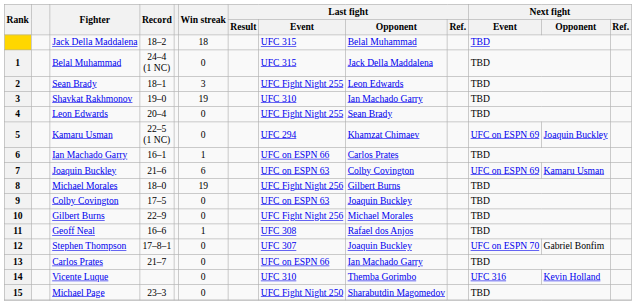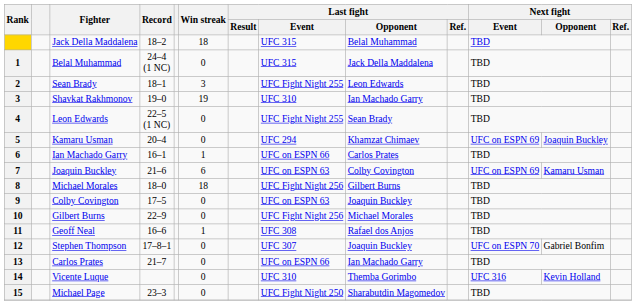(157, 114) 20–4 -> (157, 119) 22–5 (1 NC)
(157, 134) 22–5 (1 NC) -> (157, 140) 20–4
(203, 185) 19 -> (203, 185) 18
